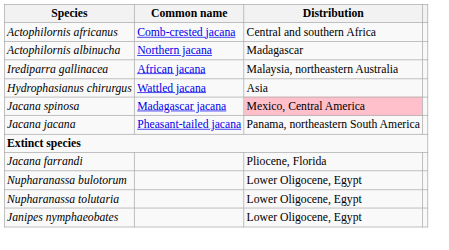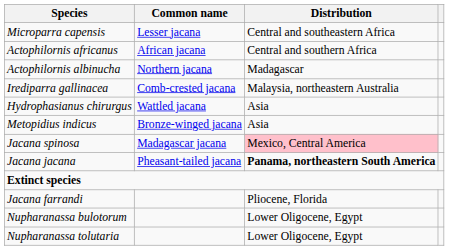+ row: (56, 32)
(186, 32) Comb-crested jacana -> (171, 50) African jacana
(171, 69) African jacana -> (186, 87) Comb-crested jacana
+ row: (52, 124)
(333, 124) normal -> (341, 161) bold
- row: (63, 217)
